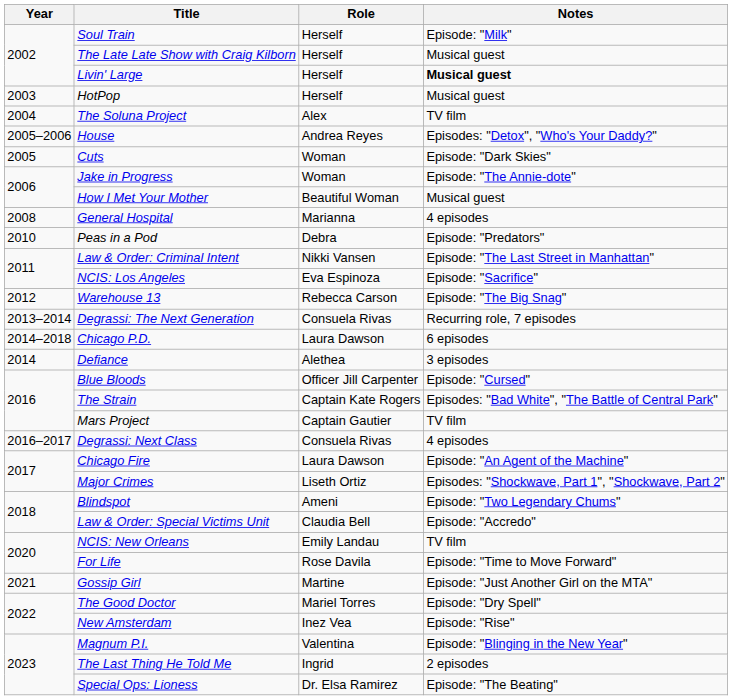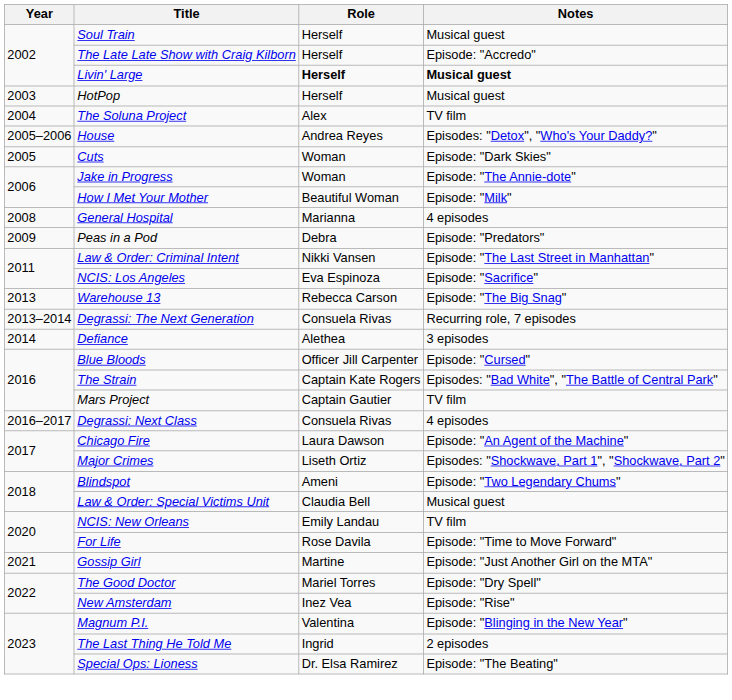(469, 34) Episode: "Milk" -> (466, 34) Musical guest
(466, 55) Musical guest -> (481, 55) Episode: "Accredo"
(322, 75) normal -> (323, 75) bold
(466, 197) Musical guest -> (469, 197) Episode: "Milk"
(22, 237) 2010 -> (22, 237) 2009
(22, 298) 2012 -> (22, 298) 2013
- row: (114, 339)
(481, 522) Episode: "Accredo" -> (466, 501) Musical guest
